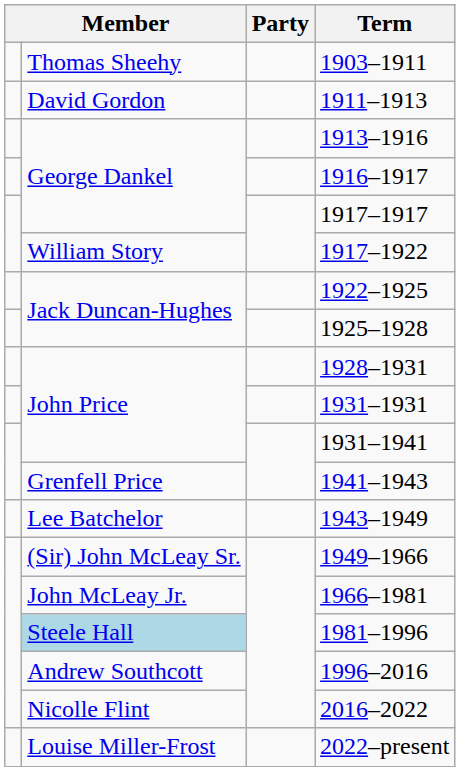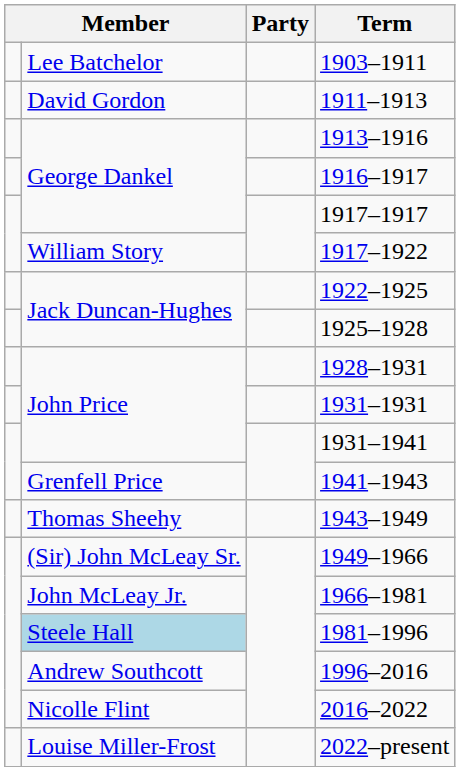(104, 61) Thomas Sheehy -> (95, 61) Lee Batchelor
(95, 518) Lee Batchelor -> (104, 518) Thomas Sheehy
